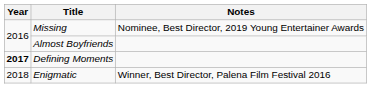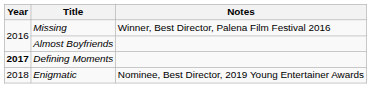(241, 28) Nominee, Best Director, 2019 Young Entertainer Awards -> (224, 28) Winner, Best Director, Palena Film Festival 2016
(224, 75) Winner, Best Director, Palena Film Festival 2016 -> (241, 75) Nominee, Best Director, 2019 Young Entertainer Awards
